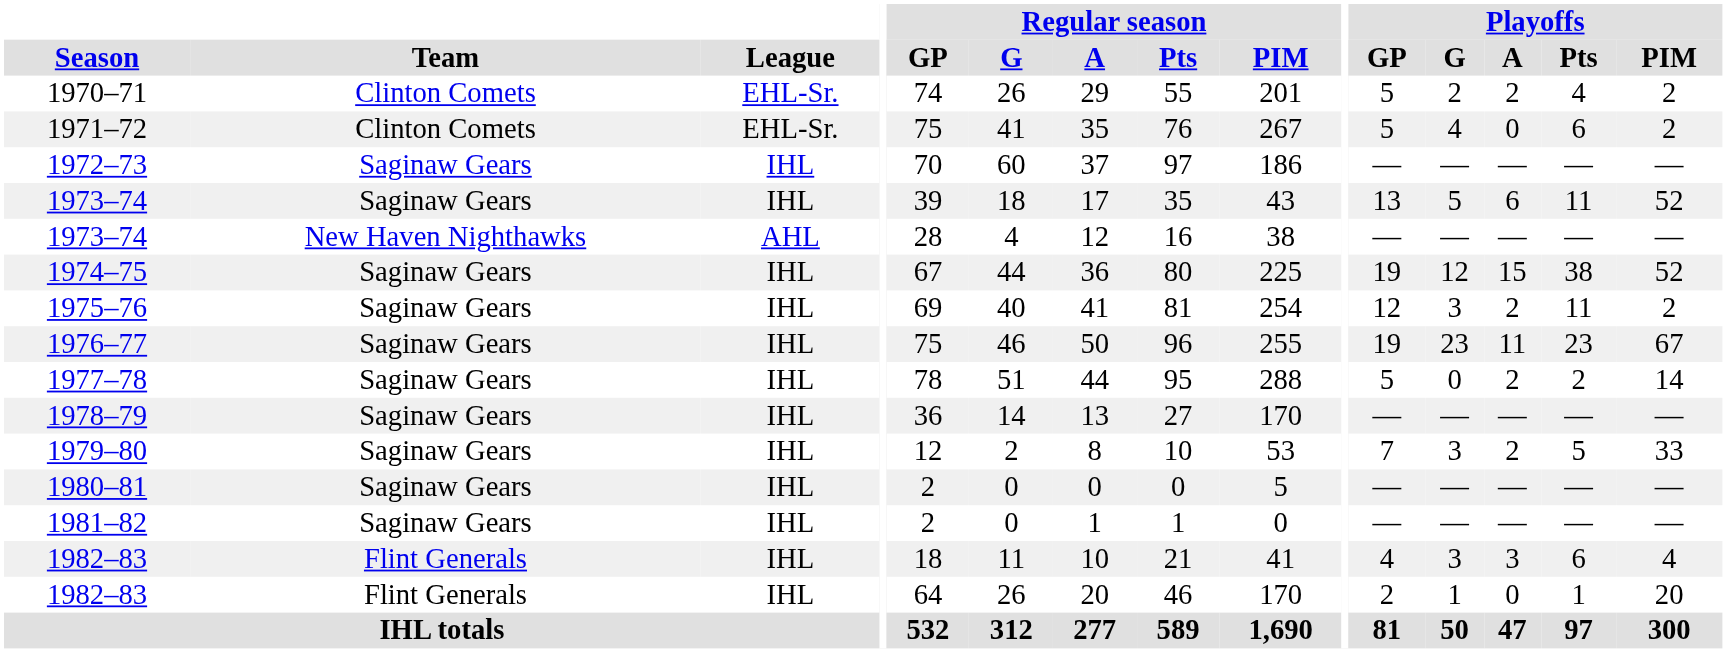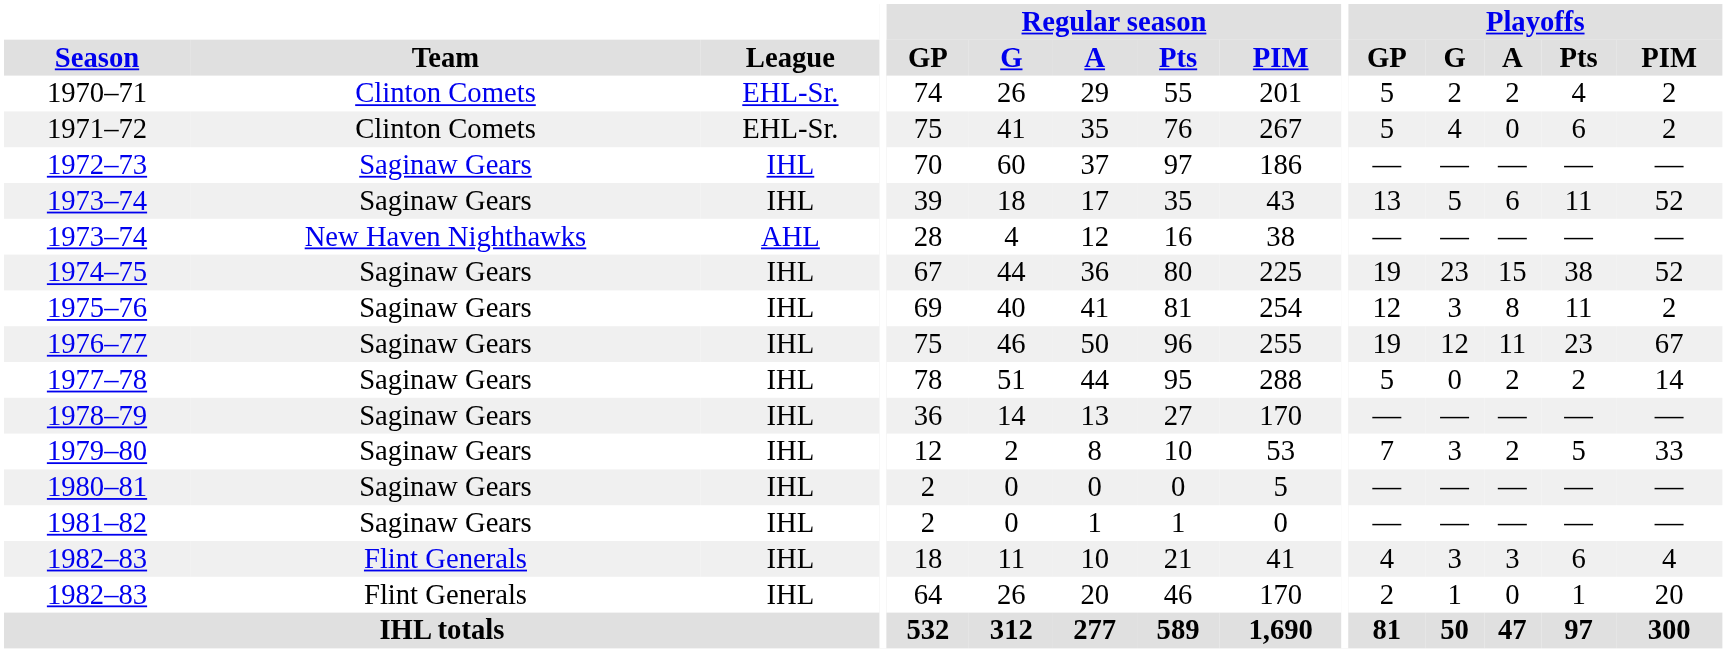(1455, 272) 12 -> (1455, 272) 23
(1512, 307) 2 -> (1512, 307) 8
(1455, 343) 23 -> (1455, 343) 12
